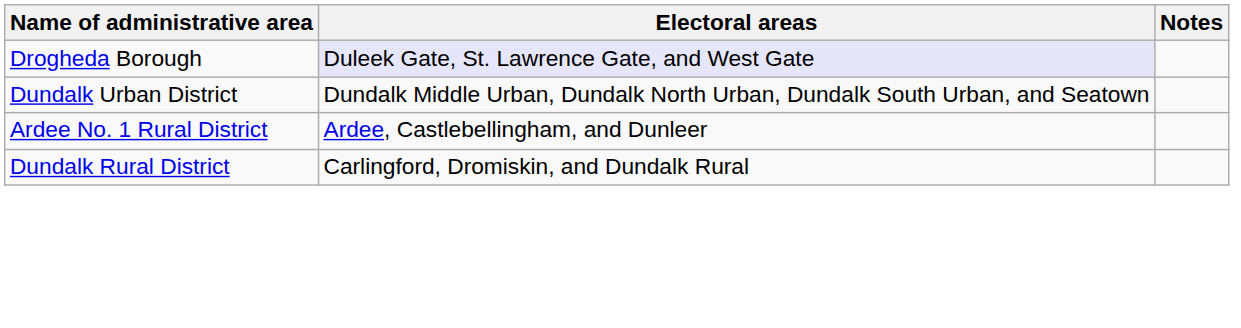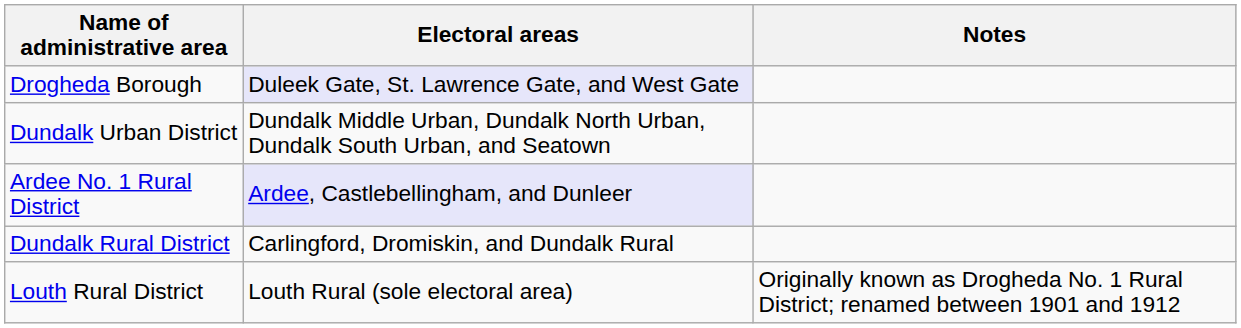(515, 130) no background -> (440, 194) lavender background
+ row: (107, 292)
